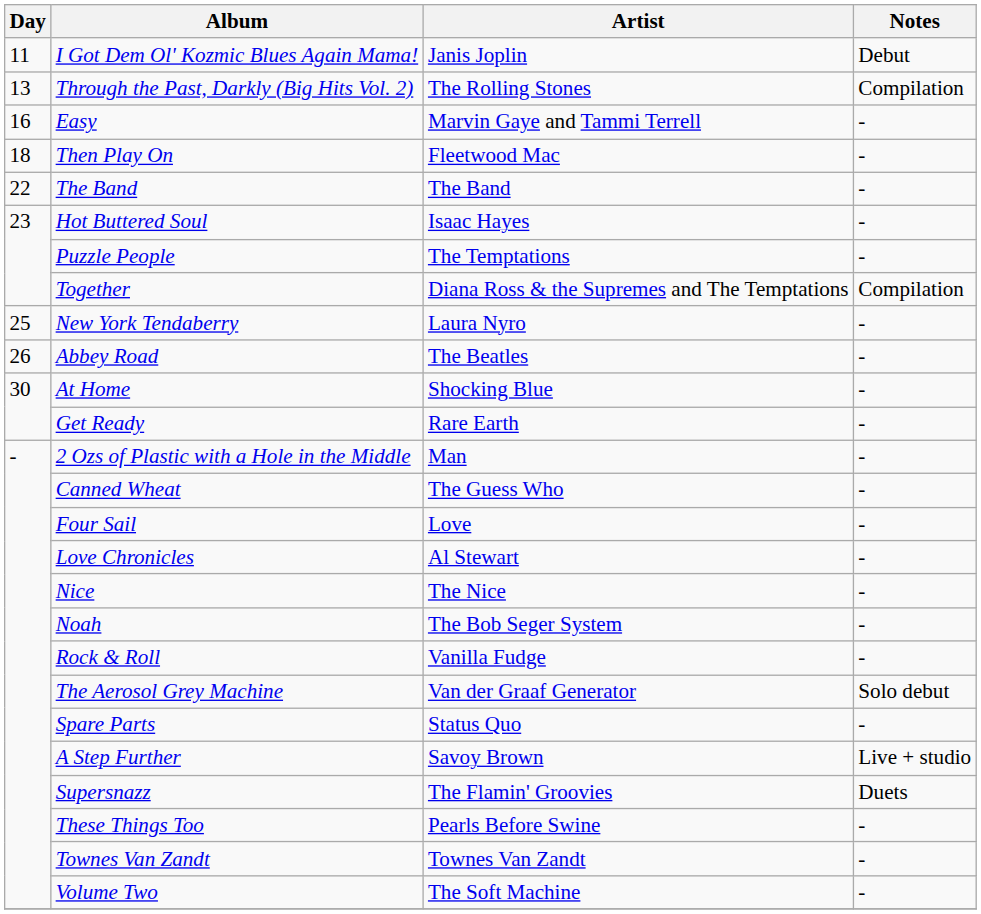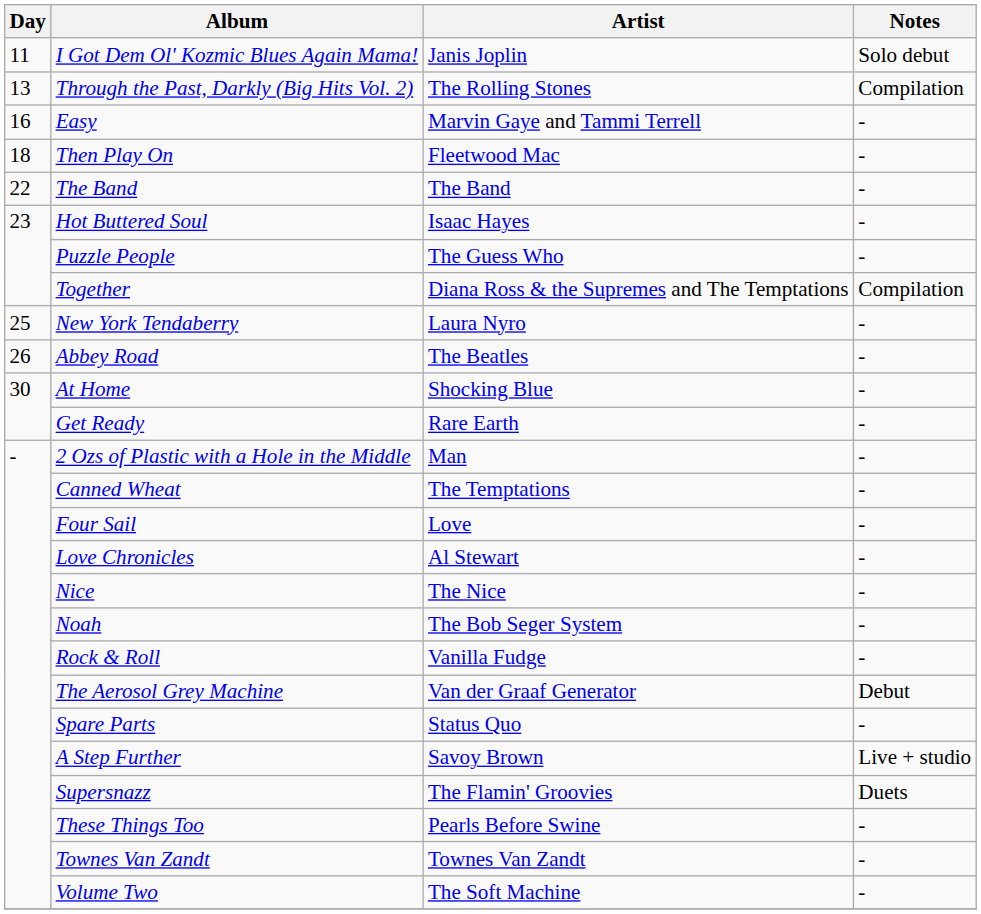(884, 54) Debut -> (904, 54) Solo debut
(499, 255) The Temptations -> (496, 255) The Guess Who
(496, 490) The Guess Who -> (499, 490) The Temptations
(904, 691) Solo debut -> (884, 691) Debut
